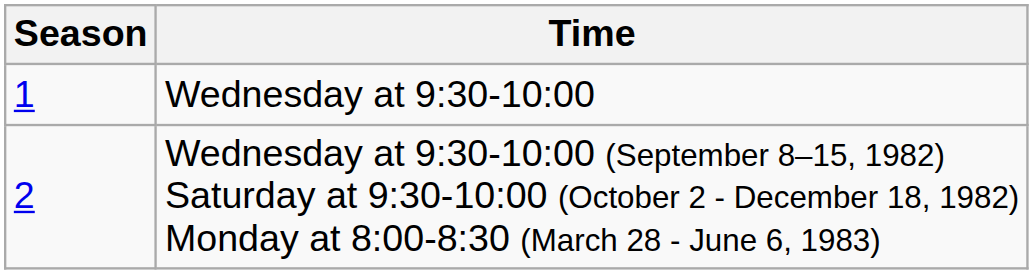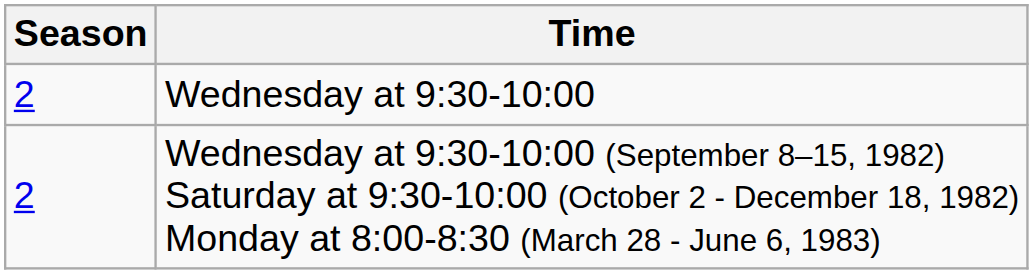(24, 93) 1 -> (24, 93) 2
